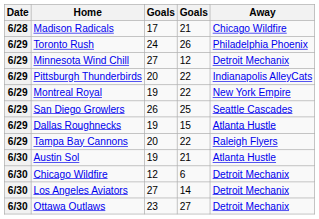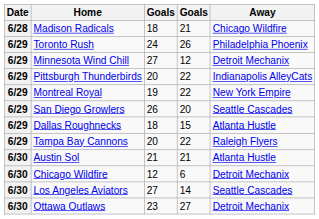(152, 29) 17 -> (152, 29) 18
(185, 109) 25 -> (185, 109) 20
(152, 125) 19 -> (152, 125) 18
(152, 158) 19 -> (152, 158) 21
(251, 190) Detroit Mechanix -> (253, 190) Seattle Cascades
